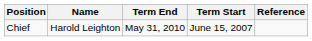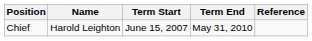columns swapped: (221, 12) <-> (155, 12)
